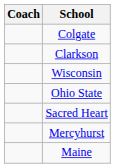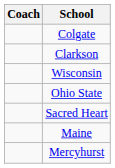rows swapped: (77, 153) <-> (77, 133)
